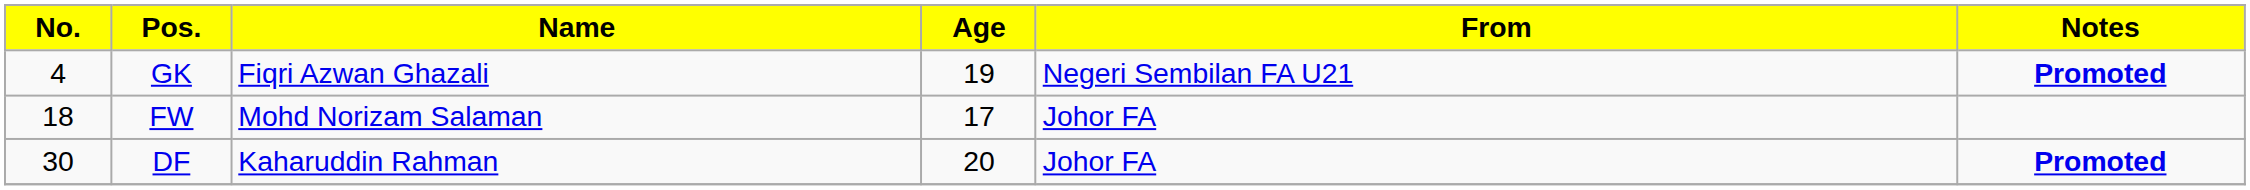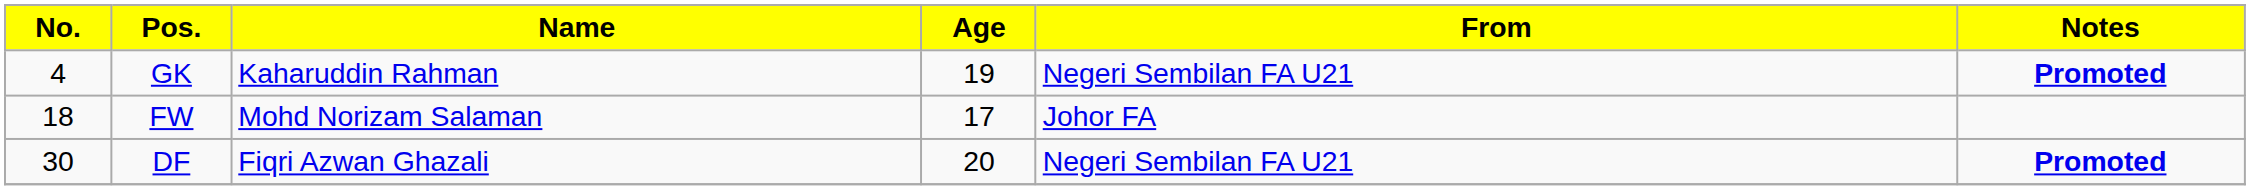(364, 73) Fiqri Azwan Ghazali -> (368, 73) Kaharuddin Rahman
(368, 162) Kaharuddin Rahman -> (364, 162) Fiqri Azwan Ghazali
(1099, 162) Johor FA -> (1198, 162) Negeri Sembilan FA U21
